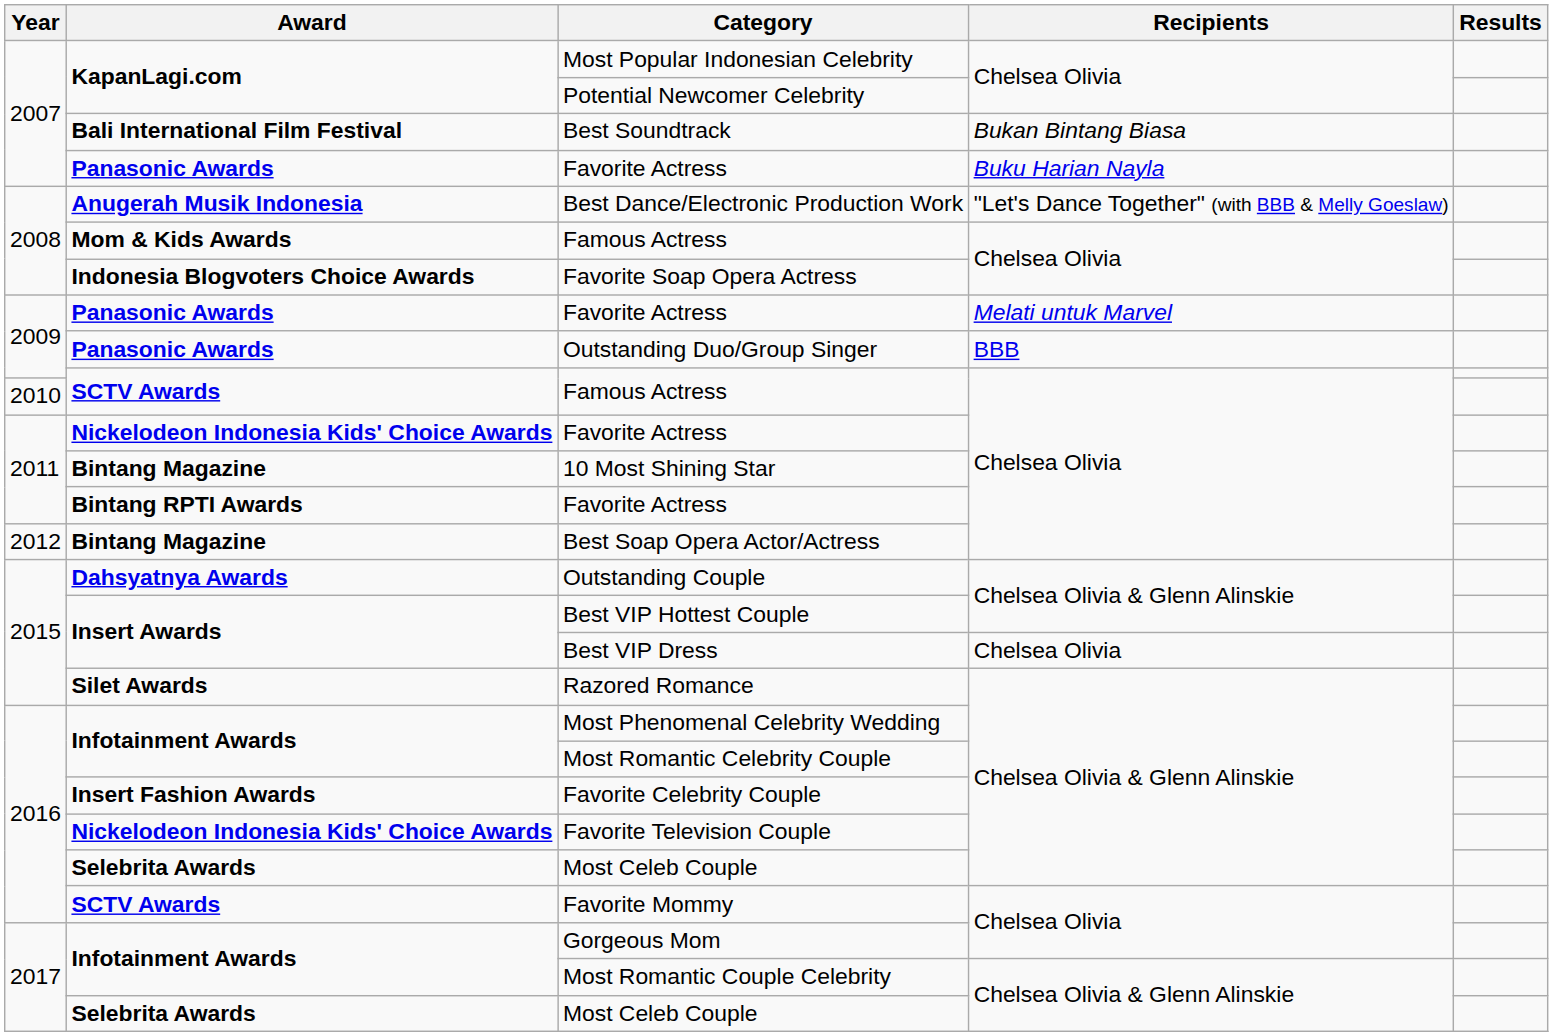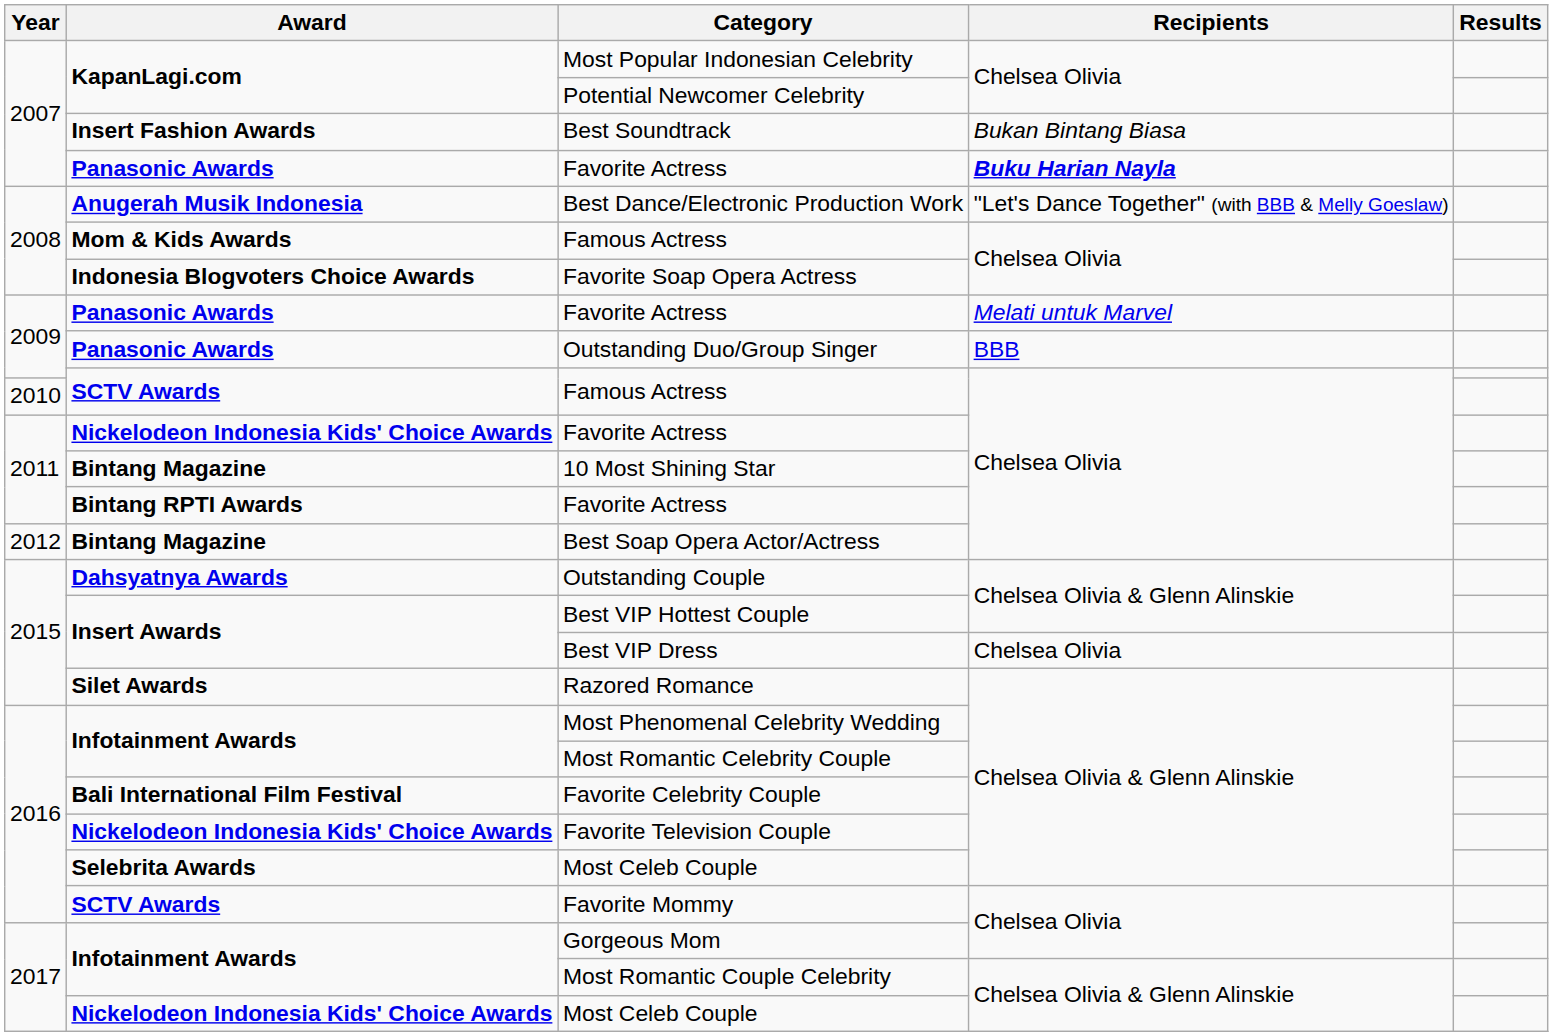(237, 131) Bali International Film Festival -> (193, 131) Insert Fashion Awards
(1069, 167) normal -> (1075, 167) bold
(193, 795) Insert Fashion Awards -> (237, 795) Bali International Film Festival
(164, 1012) Selebrita Awards -> (312, 1012) Nickelodeon Indonesia Kids' Choice Awards
